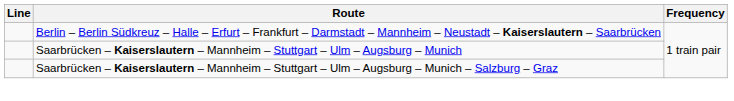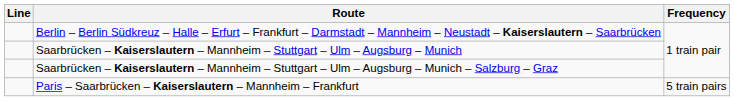+ row: (197, 86)
